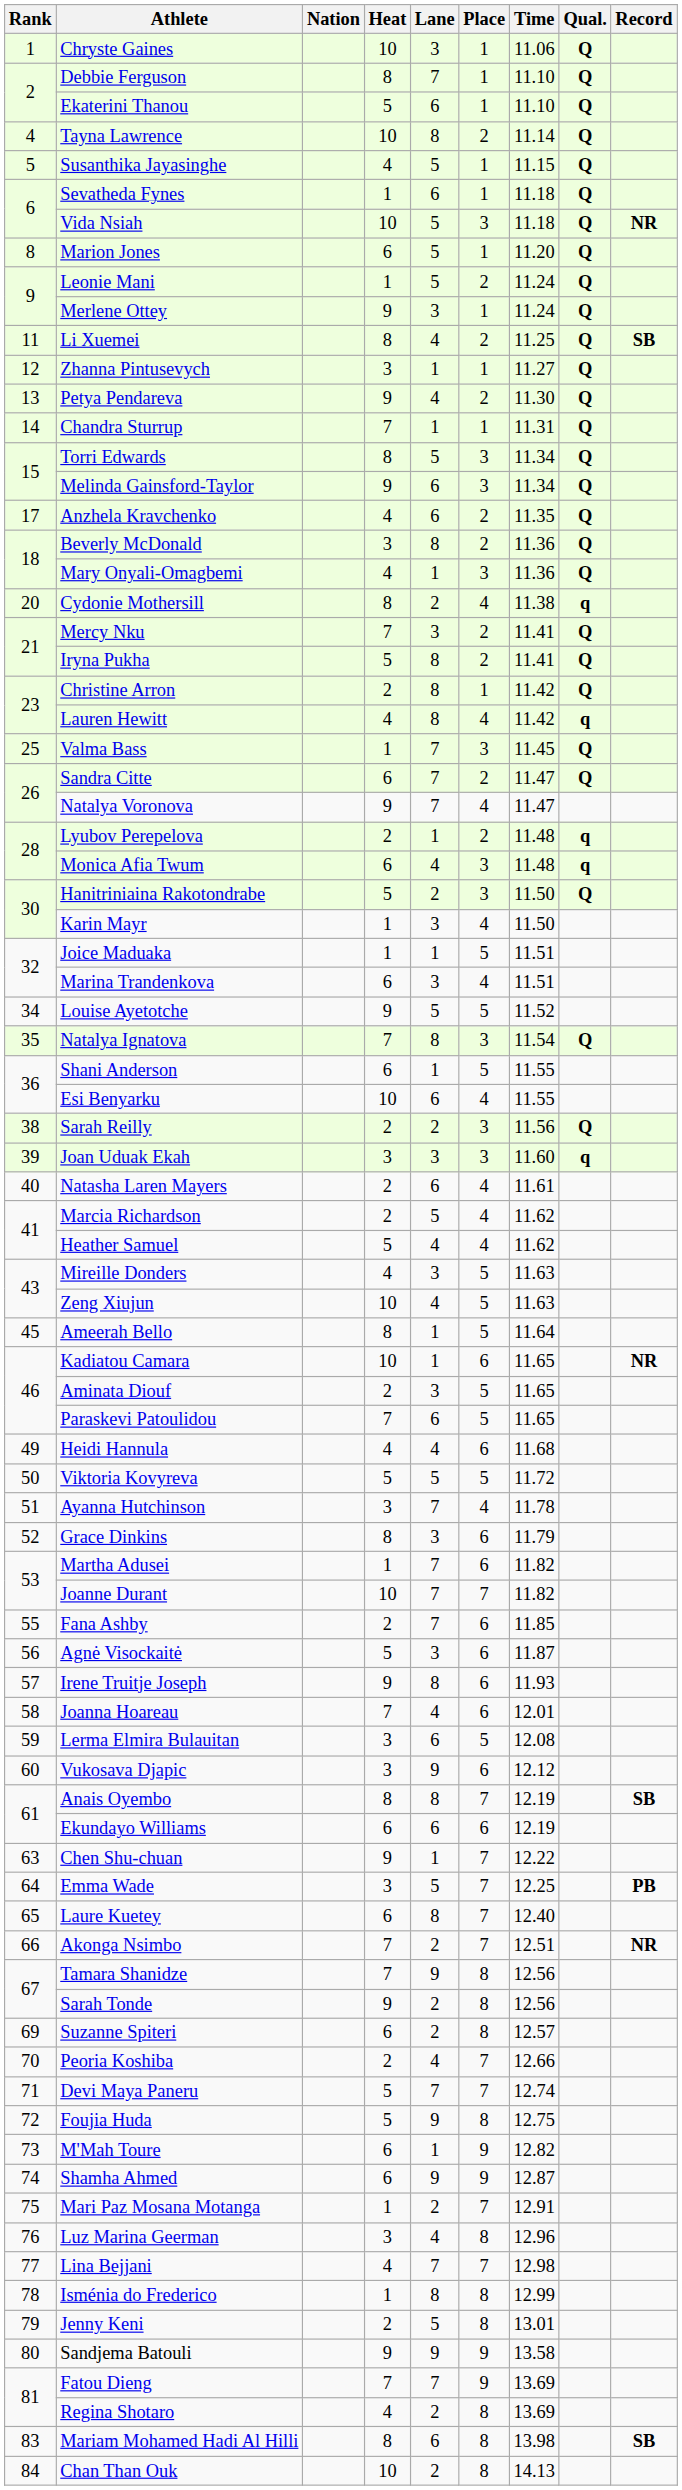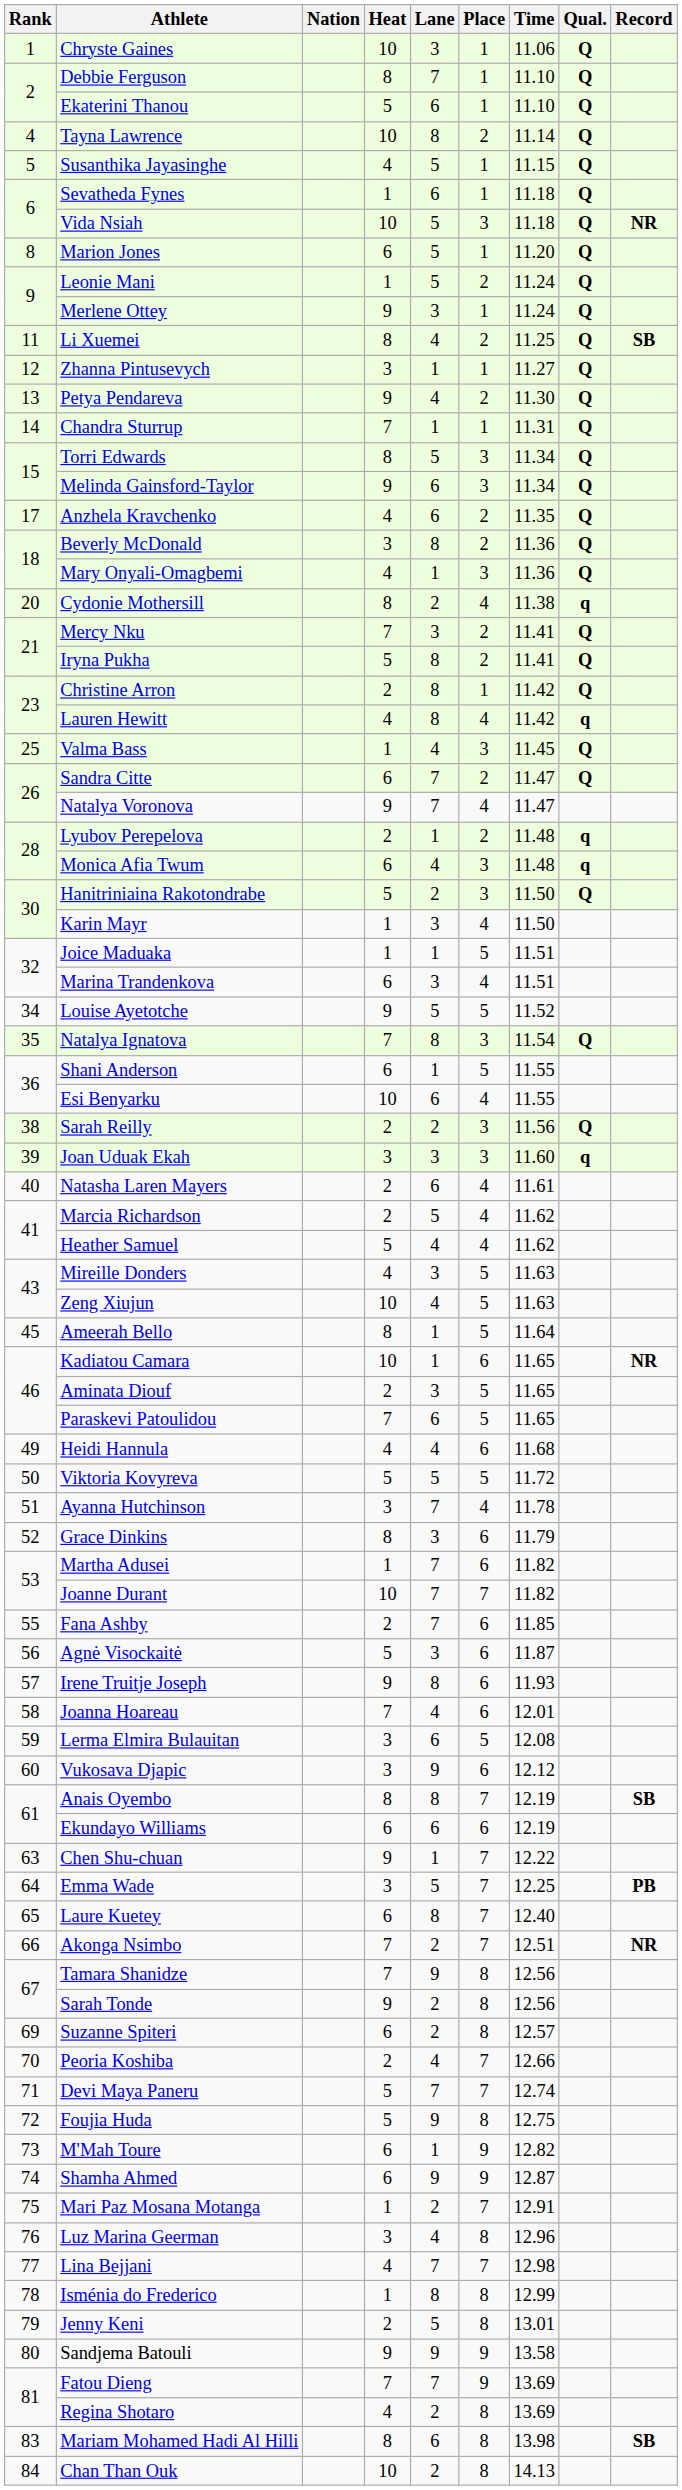(435, 748) 7 -> (435, 748) 4
